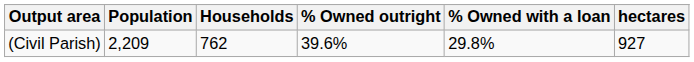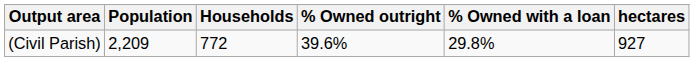(214, 43) 762 -> (214, 43) 772
